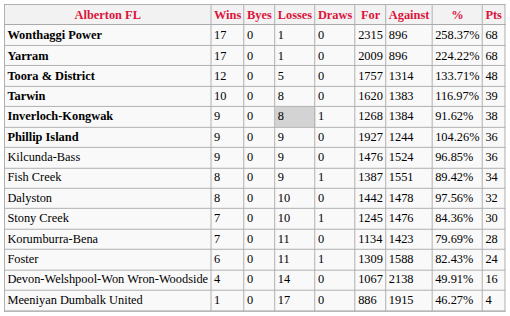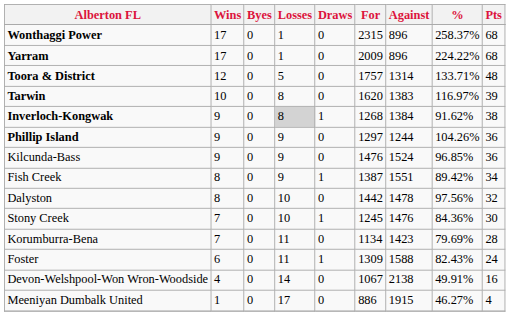(371, 136) 1927 -> (371, 136) 1297
